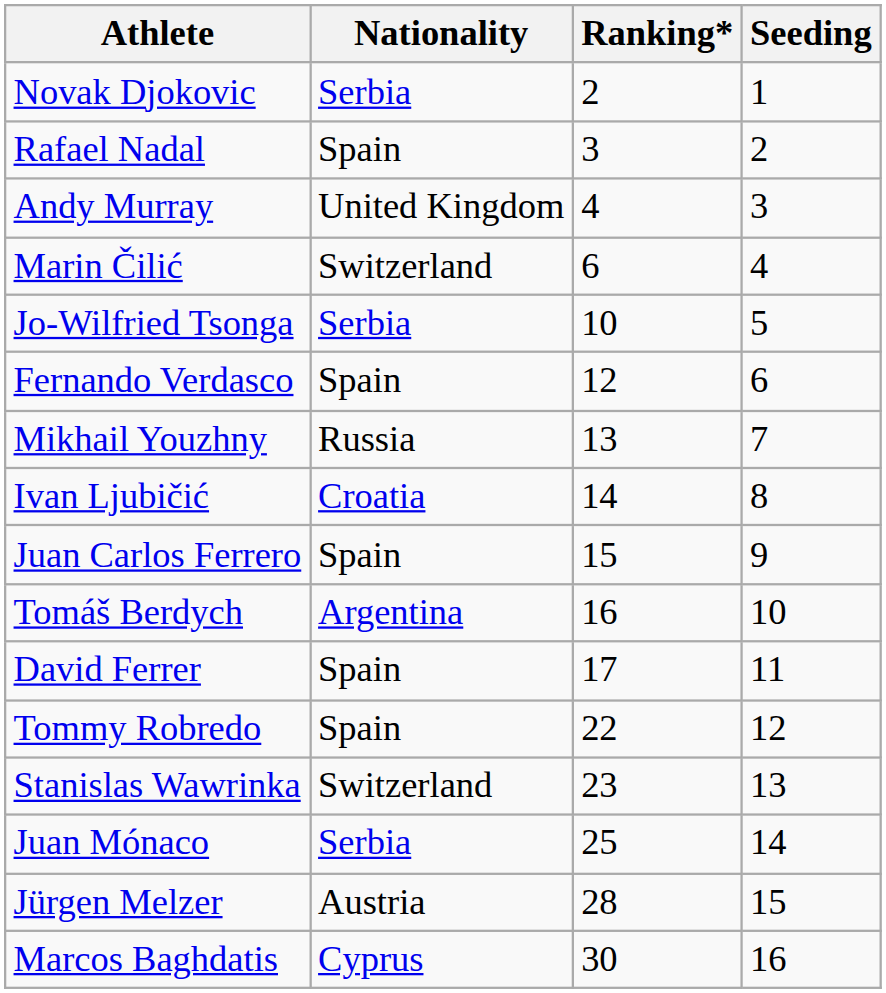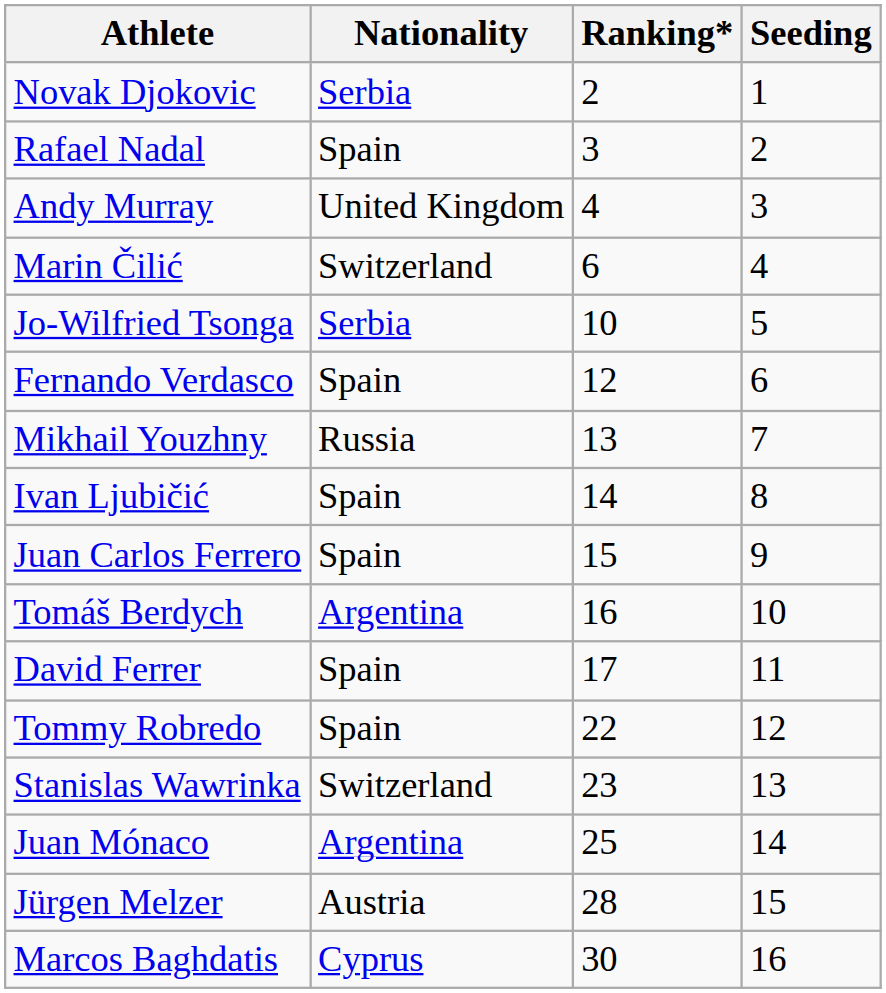(372, 496) Croatia -> (360, 496) Spain
(365, 843) Serbia -> (391, 843) Argentina
